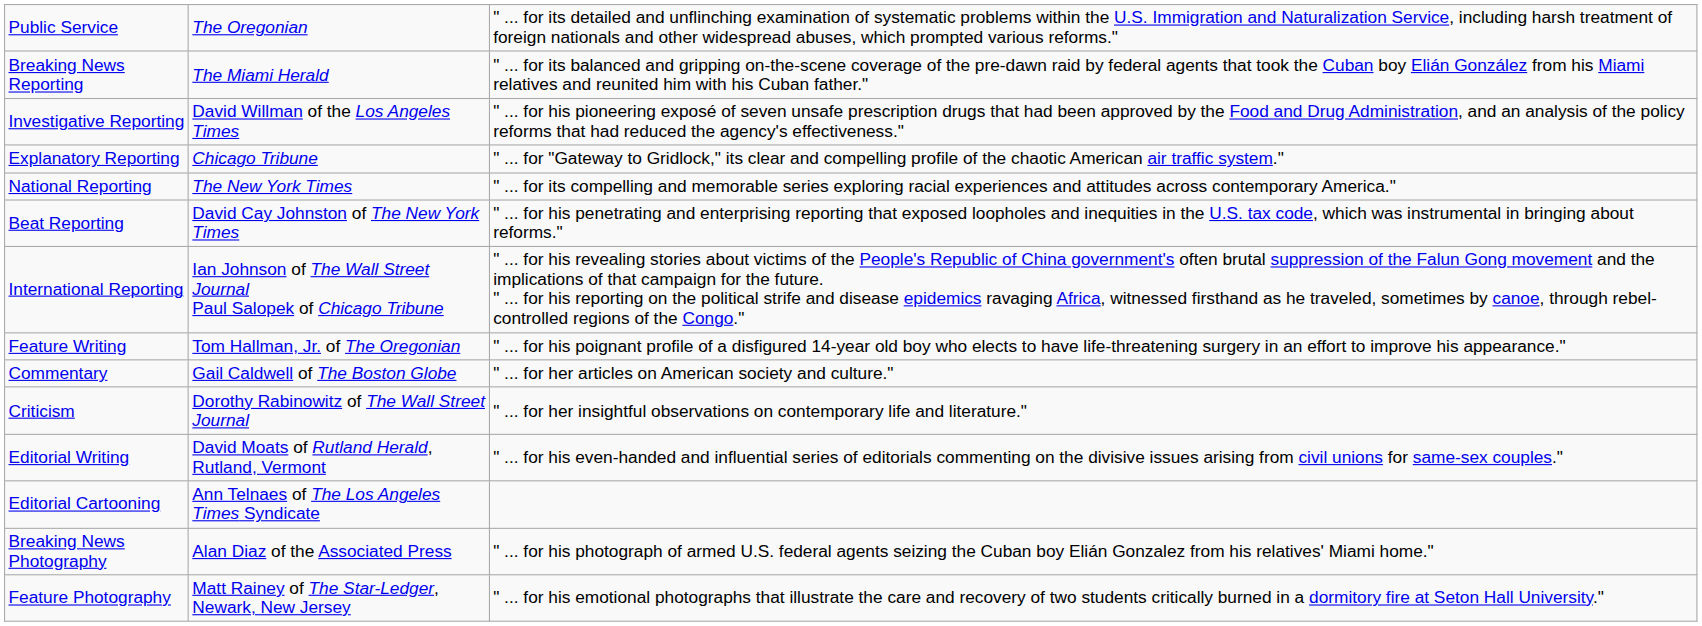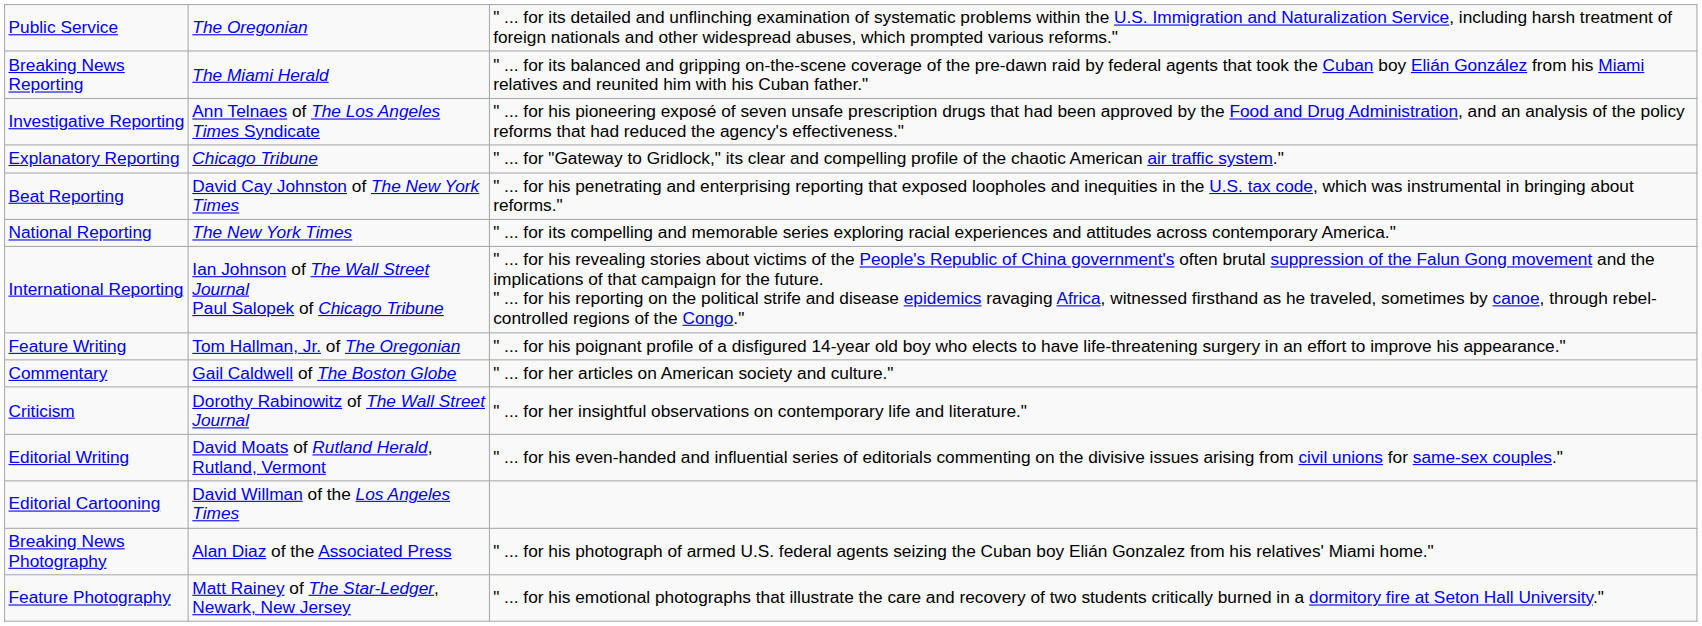(321, 121) David Willman of the Los Angeles Times -> (316, 121) Ann Telnaes of The Los Angeles Times Syndicate
rows swapped: (66, 223) <-> (80, 186)
(316, 504) Ann Telnaes of The Los Angeles Times Syndicate -> (321, 504) David Willman of the Los Angeles Times
